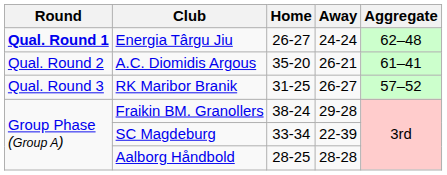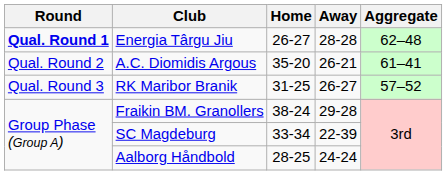(338, 39) 24-24 -> (338, 39) 28-28
(338, 157) 28-28 -> (338, 157) 24-24
